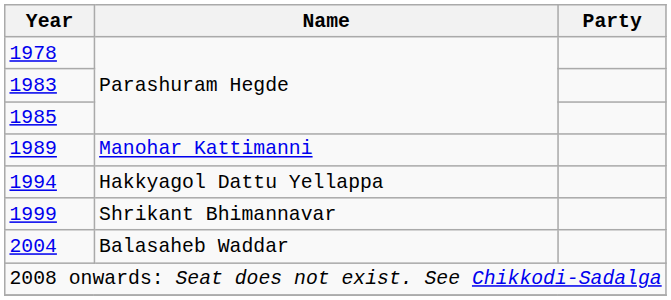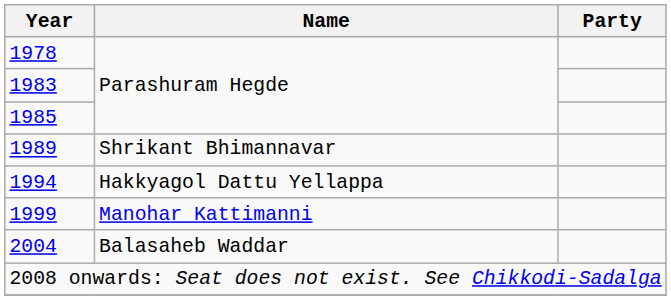(206, 150) Manohar Kattimanni -> (218, 150) Shrikant Bhimannavar
(218, 214) Shrikant Bhimannavar -> (206, 214) Manohar Kattimanni
